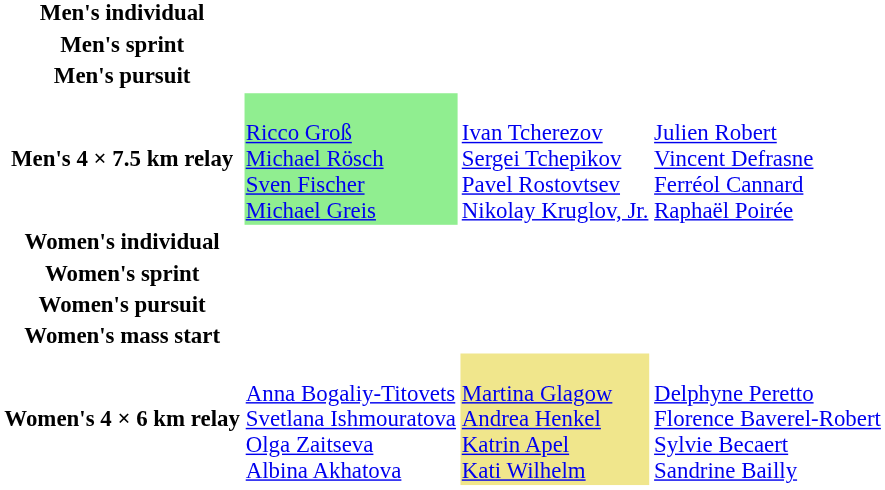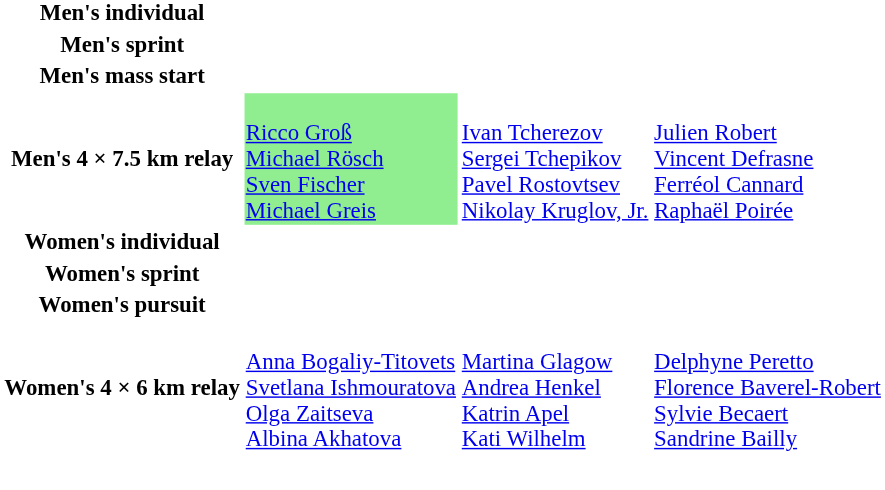- row: (122, 75)
+ row: (122, 75)
- row: (122, 336)
(537, 431) khaki background -> (537, 400) no background
